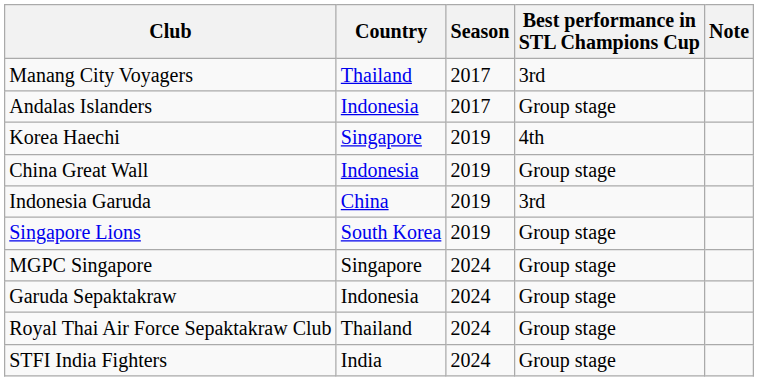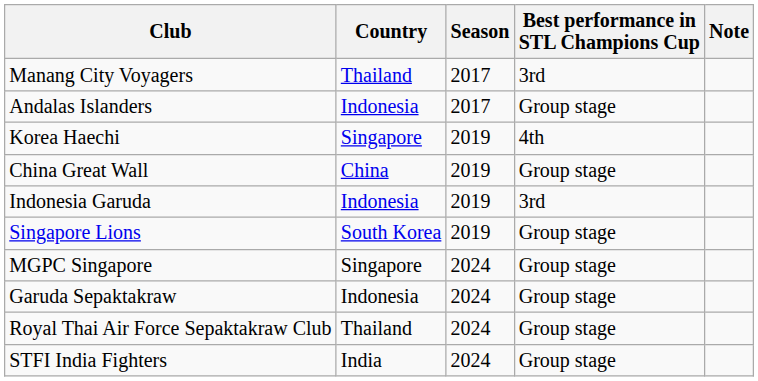(380, 169) Indonesia -> (365, 169) China
(365, 201) China -> (380, 201) Indonesia
